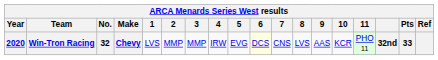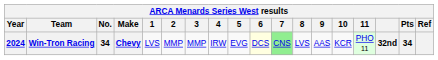(16, 43) 2020 -> (16, 43) 2024
(105, 43) 32 -> (105, 43) 34
(282, 43) no background -> (282, 43) lightgreen background
(407, 43) 33 -> (407, 43) 34
